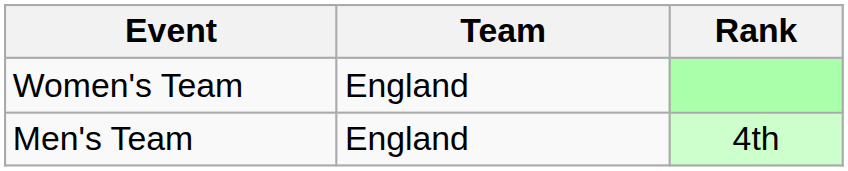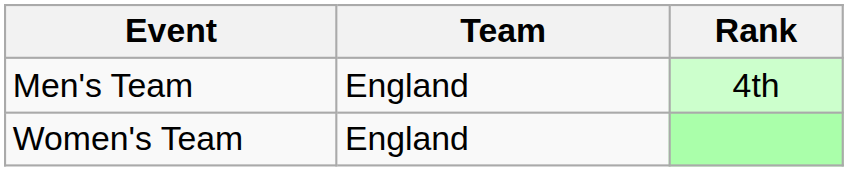rows swapped: (103, 138) <-> (128, 84)
